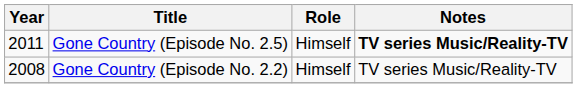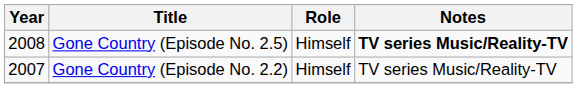(26, 43) 2011 -> (27, 43) 2008
(27, 69) 2008 -> (27, 69) 2007
